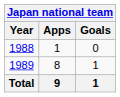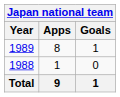rows swapped: (22, 48) <-> (22, 65)
